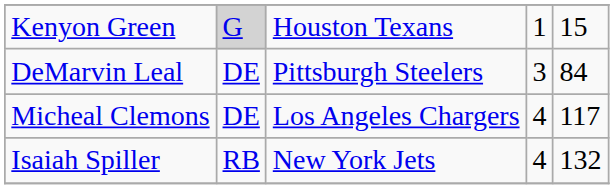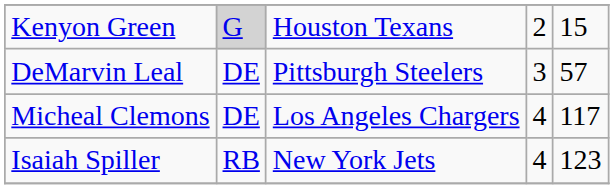(539, 26) 1 -> (539, 26) 2
(573, 71) 84 -> (573, 71) 57
(580, 159) 132 -> (580, 159) 123
